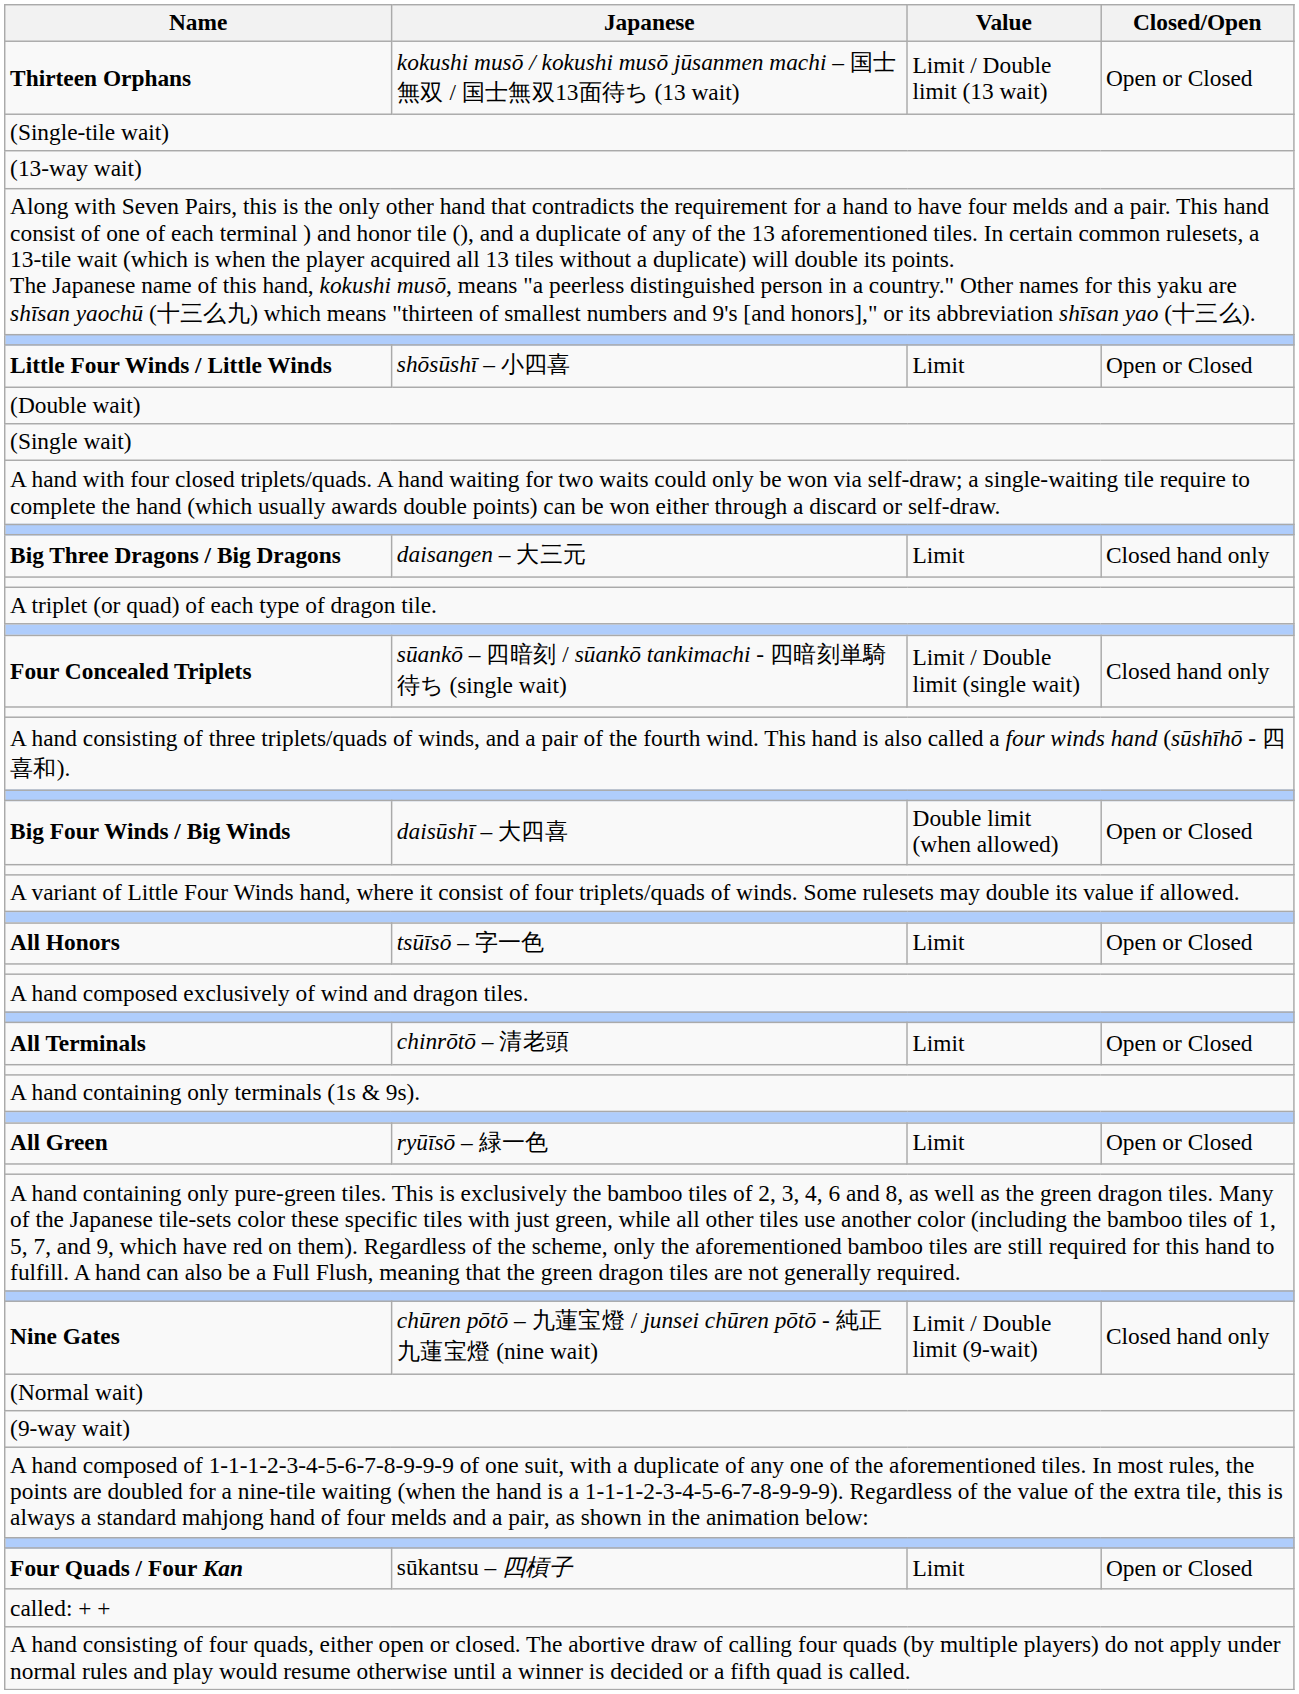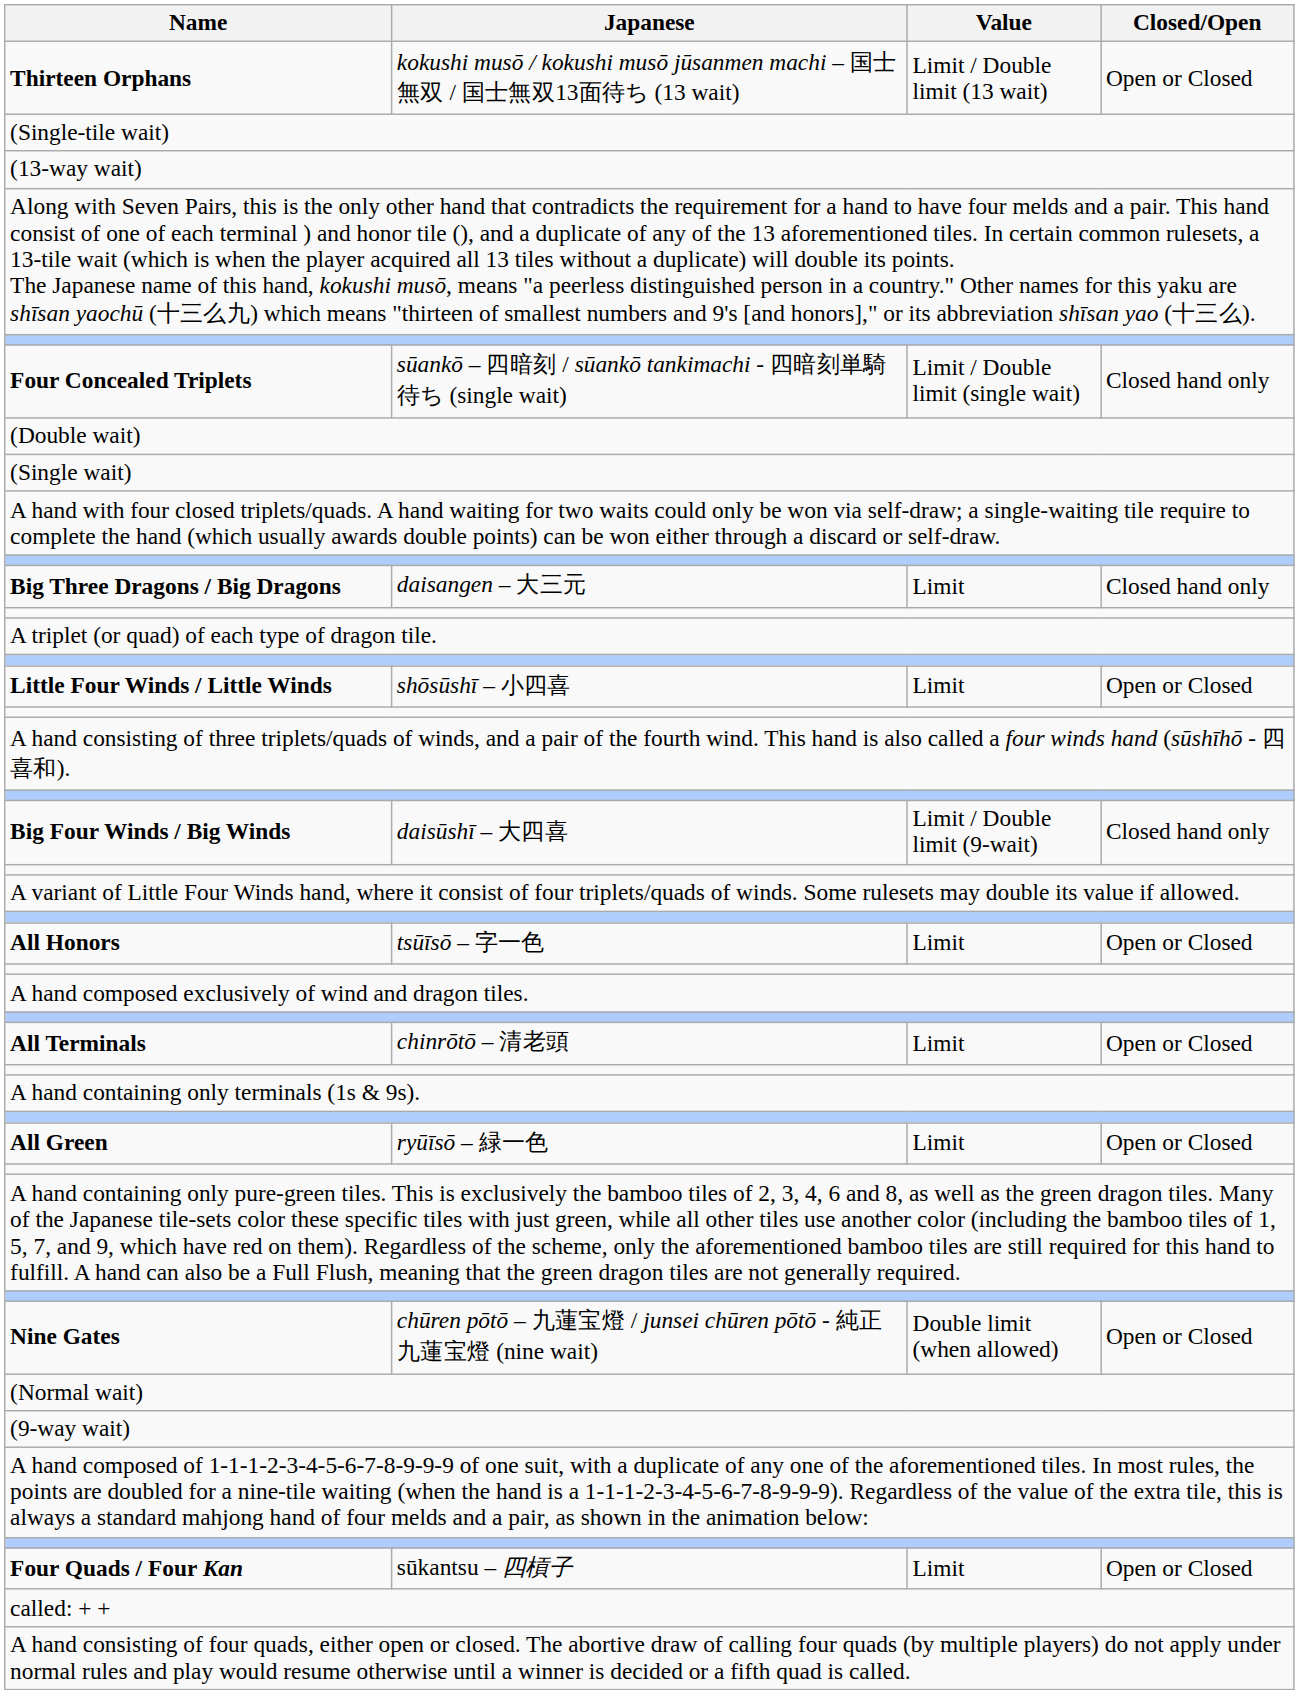rows swapped: (131, 670) <-> (171, 365)
(986, 832) Double limit (when allowed) -> (982, 832) Limit / Double limit (9-wait)
(1179, 832) Open or Closed -> (1188, 832) Closed hand only
(982, 1337) Limit / Double limit (9-wait) -> (986, 1337) Double limit (when allowed)
(1188, 1337) Closed hand only -> (1179, 1337) Open or Closed
